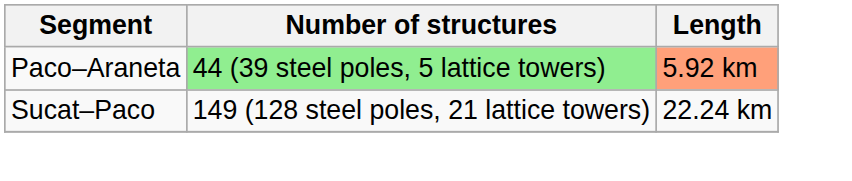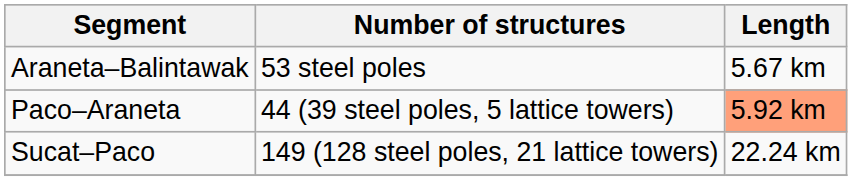+ row: (130, 68)
(399, 68) lightgreen background -> (467, 110) no background
